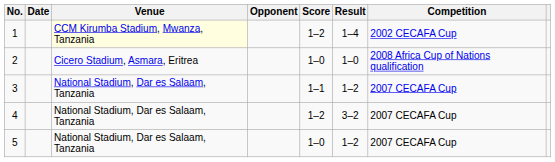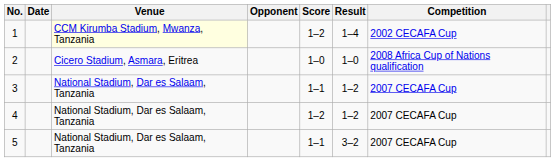(350, 116) 3–2 -> (350, 116) 1–2
(316, 143) 1–0 -> (316, 143) 1–1
(350, 143) 1–2 -> (350, 143) 3–2
